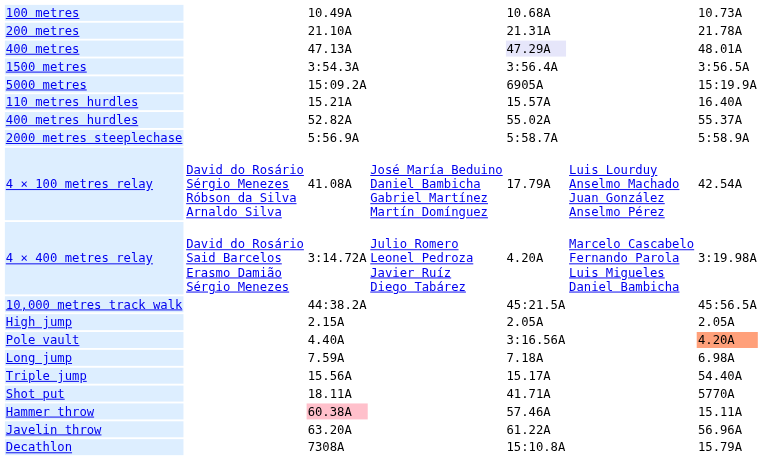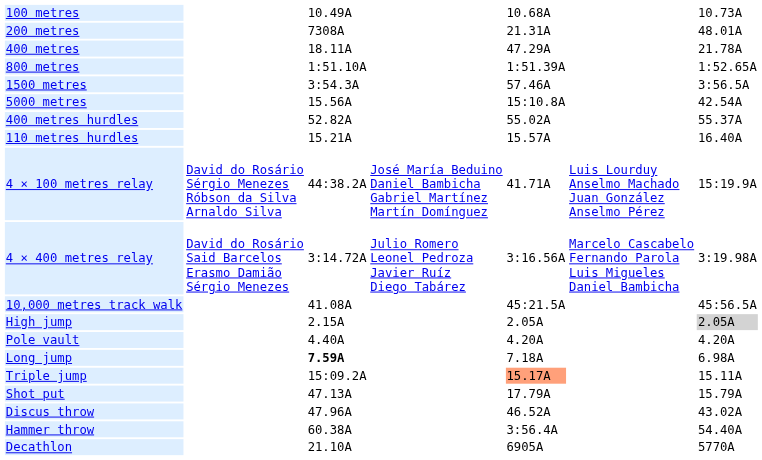(330, 31) 21.10A -> (326, 31) 7308A
(720, 31) 21.78A -> (720, 31) 48.01A
(330, 49) 47.13A -> (330, 49) 18.11A
(529, 49) lavender background -> (529, 49) no background
(720, 49) 48.01A -> (720, 49) 21.78A
+ row: (43, 66)
(532, 66) 3:56.4A -> (529, 84) 57.46A
(337, 84) 15:09.2A -> (330, 102) 15.56A
(525, 84) 6905A -> (536, 102) 15:10.8A
(727, 84) 15:19.9A -> (720, 102) 42.54A
rows swapped: (72, 102) <-> (72, 120)
- row: (94, 138)
(330, 184) 41.08A -> (337, 184) 44:38.2A
(529, 184) 17.79A -> (529, 184) 41.71A
(720, 184) 42.54A -> (727, 184) 15:19.9A
(525, 258) 4.20A -> (536, 258) 3:16.56A
(337, 304) 44:38.2A -> (330, 304) 41.08A
(716, 322) no background -> (716, 322) lightgrey background
(536, 340) 3:16.56A -> (525, 340) 4.20A
(716, 340) lightsalmon background -> (716, 340) no background
(326, 358) normal -> (326, 358) bold
(330, 376) 15.56A -> (337, 376) 15:09.2A
(529, 376) no background -> (529, 376) lightsalmon background
(720, 376) 54.40A -> (720, 376) 15.11A
(330, 394) 18.11A -> (330, 394) 47.13A
(529, 394) 41.71A -> (529, 394) 17.79A
(716, 394) 5770A -> (720, 394) 15.79A
+ row: (50, 411)
(330, 411) pink background -> (330, 429) no background
(529, 411) 57.46A -> (532, 429) 3:56.4A
(720, 411) 15.11A -> (720, 429) 54.40A
- row: (54, 429)
(326, 447) 7308A -> (330, 447) 21.10A
(536, 447) 15:10.8A -> (525, 447) 6905A
(720, 447) 15.79A -> (716, 447) 5770A
